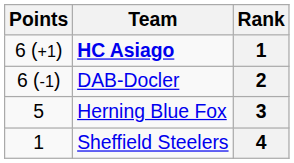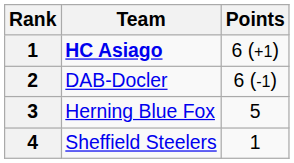columns swapped: (261, 19) <-> (39, 19)
